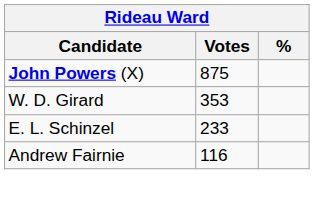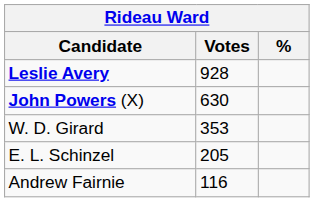+ row: (59, 73)
(215, 73) 875 -> (215, 100) 630
(215, 127) 233 -> (215, 155) 205
